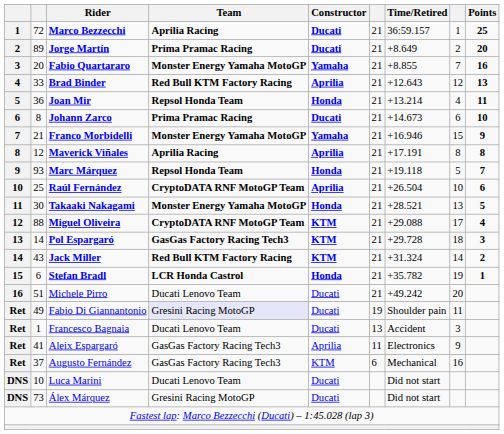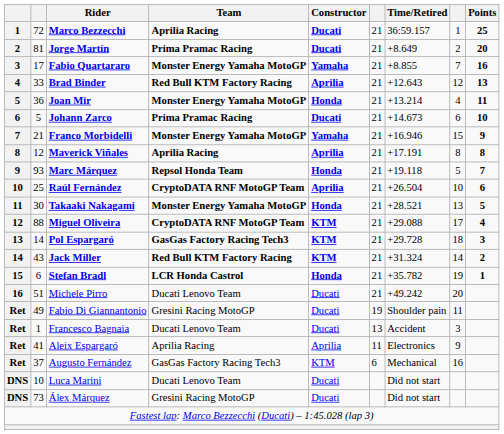(38, 47) 89 -> (38, 47) 81
(38, 65) 20 -> (38, 65) 17
(197, 100) Repsol Honda Team -> (229, 100) Monster Energy Yamaha MotoGP
(38, 117) 8 -> (38, 117) 5
(203, 310) lavender background -> (203, 310) no background
(216, 345) GasGas Factory Racing Tech3 -> (183, 345) Aprilia Racing
